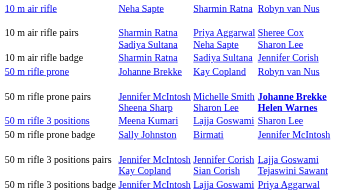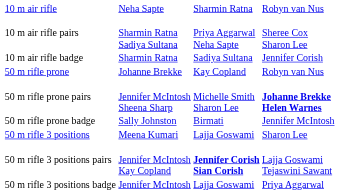rows swapped: (50, 135) <-> (47, 121)
(224, 165) normal -> (226, 165) bold
